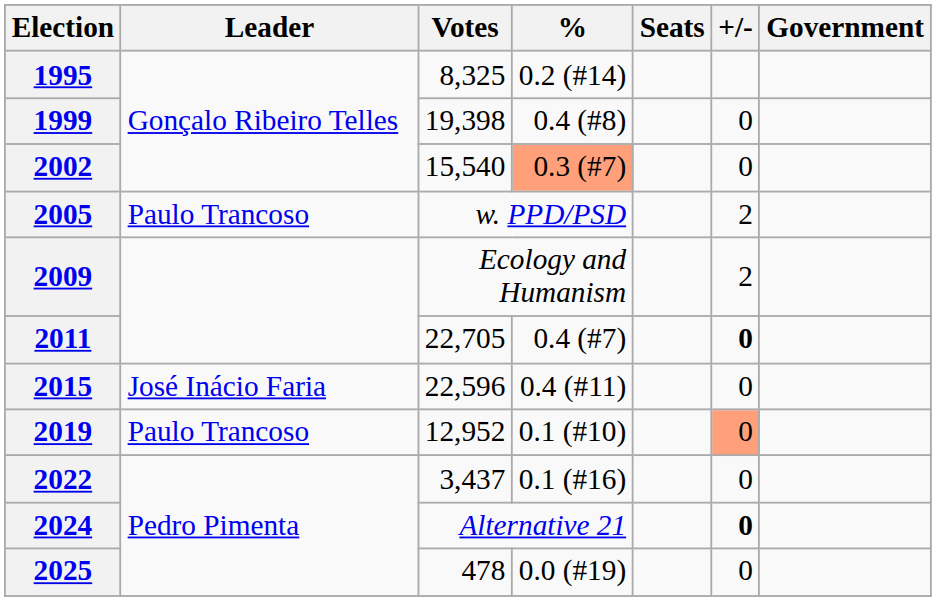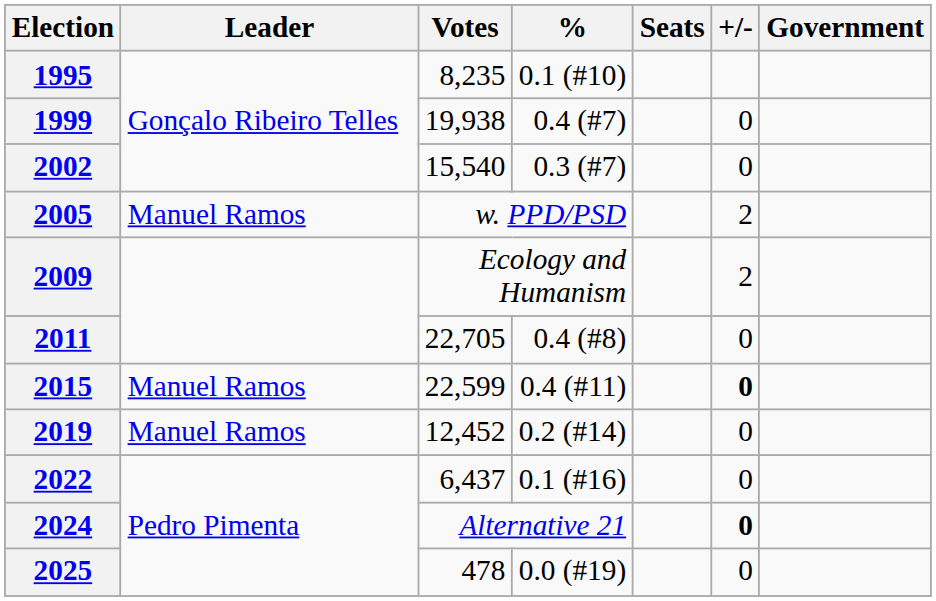(472, 74) 8,325 -> (472, 74) 8,235
(572, 74) 0.2 (#14) -> (572, 74) 0.1 (#10)
(465, 120) 19,398 -> (465, 120) 19,938
(580, 120) 0.4 (#8) -> (580, 120) 0.4 (#7)
(580, 167) lightsalmon background -> (580, 167) no background
(218, 213) Paulo Trancoso -> (217, 213) Manuel Ramos
(580, 339) 0.4 (#7) -> (580, 339) 0.4 (#8)
(745, 339) bold -> (745, 339) normal
(227, 385) José Inácio Faria -> (217, 385) Manuel Ramos
(465, 385) 22,596 -> (465, 385) 22,599
(745, 385) normal -> (745, 385) bold
(218, 432) Paulo Trancoso -> (217, 432) Manuel Ramos
(465, 432) 12,952 -> (465, 432) 12,452
(572, 432) 0.1 (#10) -> (572, 432) 0.2 (#14)
(745, 432) lightsalmon background -> (745, 432) no background
(472, 478) 3,437 -> (472, 478) 6,437
